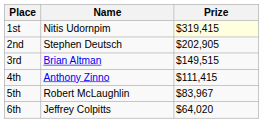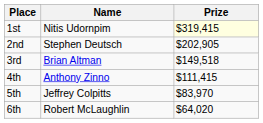(197, 61) $149,515 -> (197, 61) $149,518
(86, 93) Robert McLaughlin -> (77, 93) Jeffrey Colpitts
(195, 93) $83,967 -> (195, 93) $83,970
(77, 110) Jeffrey Colpitts -> (86, 110) Robert McLaughlin
